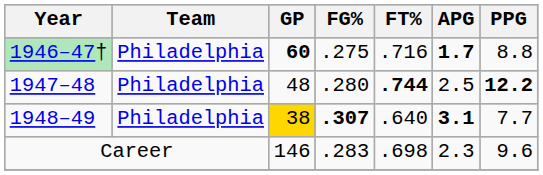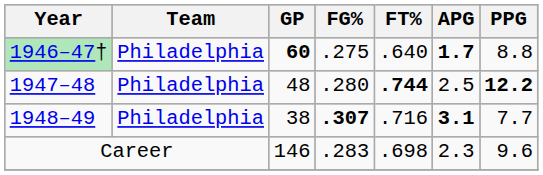(403, 55) .716 -> (403, 55) .640
(298, 120) gold background -> (298, 120) no background
(403, 120) .640 -> (403, 120) .716
